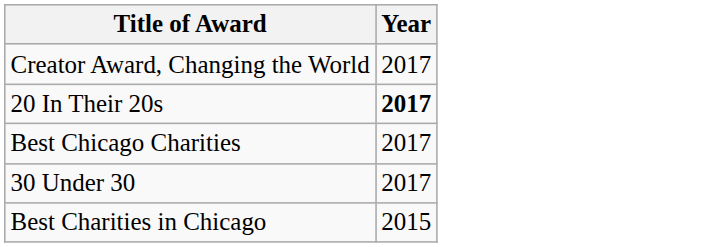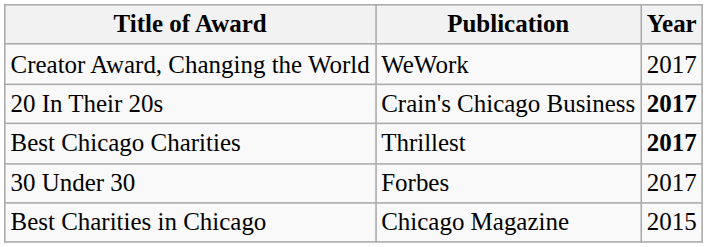+ column: (508, 24)
(406, 143) normal -> (672, 143) bold
